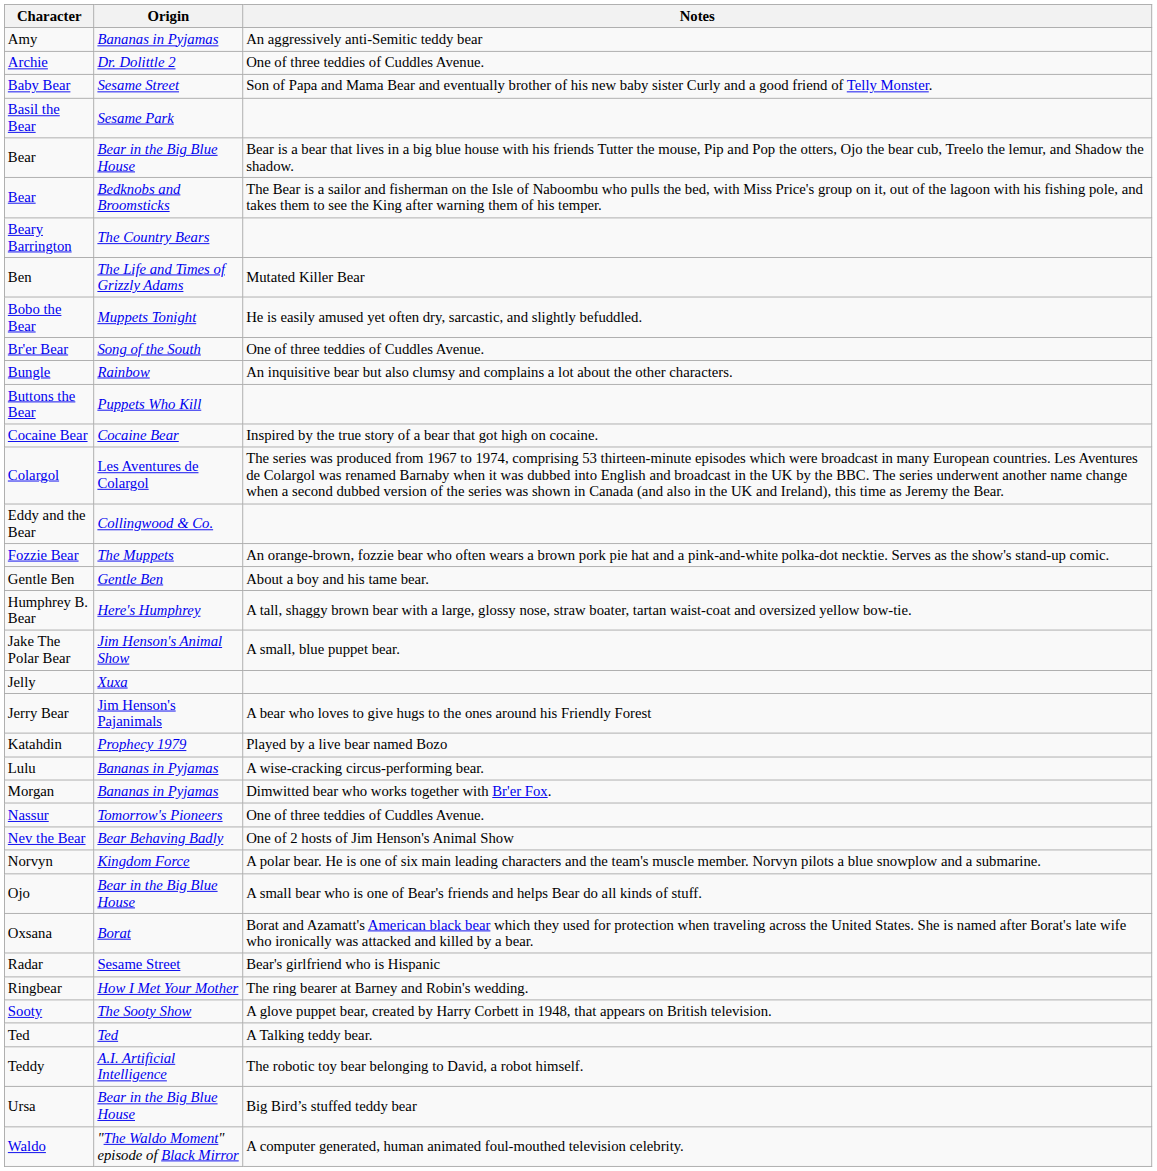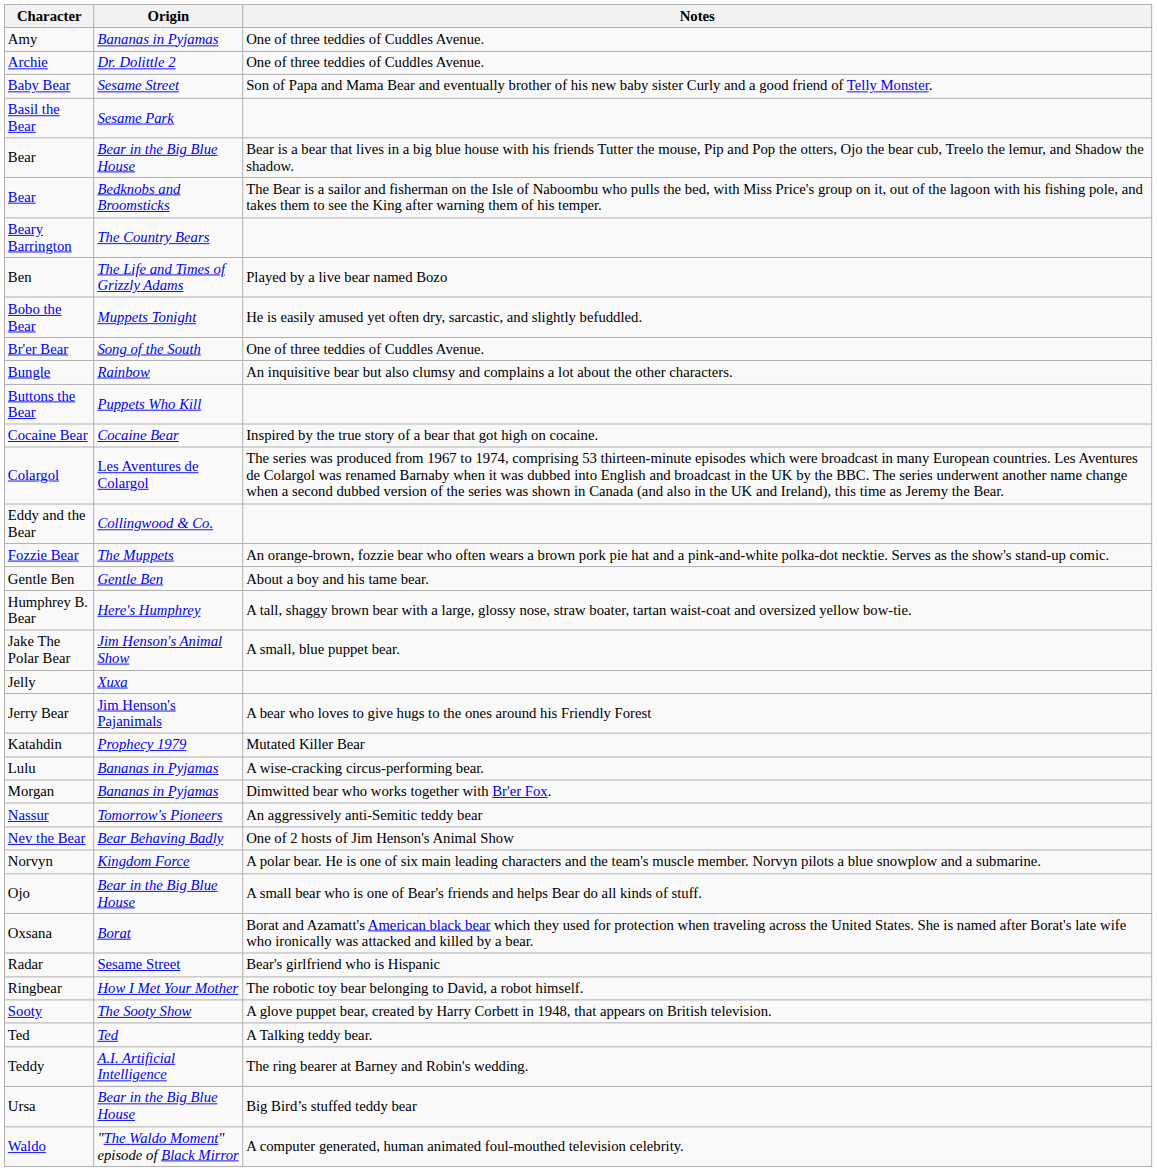(364, 39) An aggressively anti-Semitic teddy bear -> (365, 39) One of three teddies of Cuddles Avenue.
(305, 277) Mutated Killer Bear -> (347, 277) Played by a live bear named Bozo
(347, 745) Played by a live bear named Bozo -> (305, 745) Mutated Killer Bear
(365, 815) One of three teddies of Cuddles Avenue. -> (364, 815) An aggressively anti-Semitic teddy bear
(387, 988) The ring bearer at Barney and Robin's wedding. -> (415, 988) The robotic toy bear belonging to David, a robot himself.
(415, 1066) The robotic toy bear belonging to David, a robot himself. -> (387, 1066) The ring bearer at Barney and Robin's wedding.
